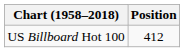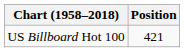(154, 36) 412 -> (154, 36) 421
